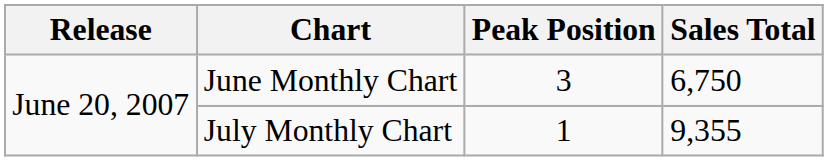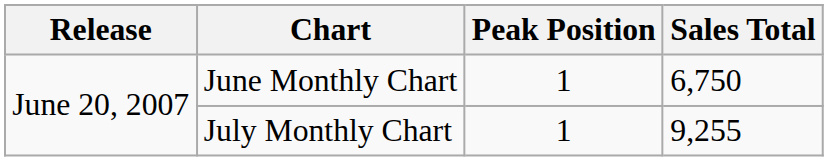(564, 79) 3 -> (564, 79) 1
(706, 130) 9,355 -> (706, 130) 9,255
